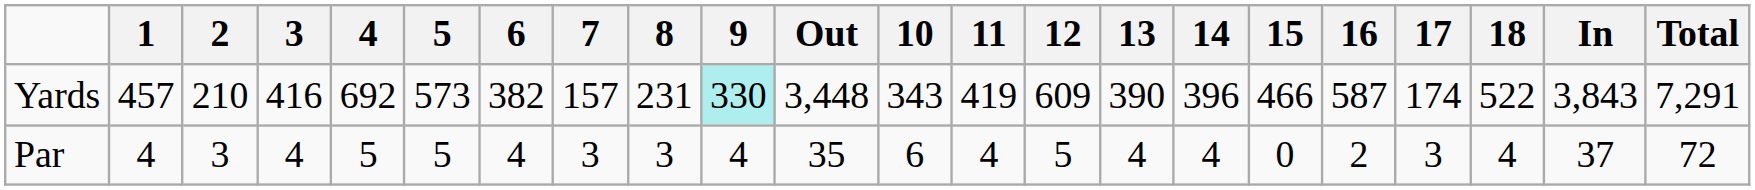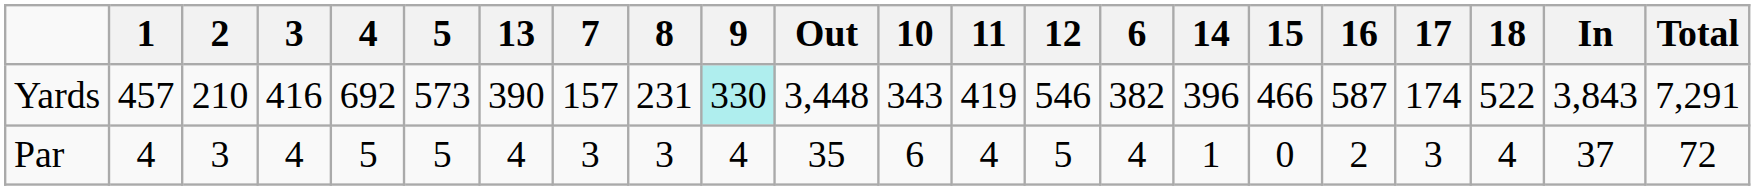columns swapped: (516, 34) <-> (1137, 34)
(1063, 94) 609 -> (1063, 94) 546
(1211, 154) 4 -> (1211, 154) 1
